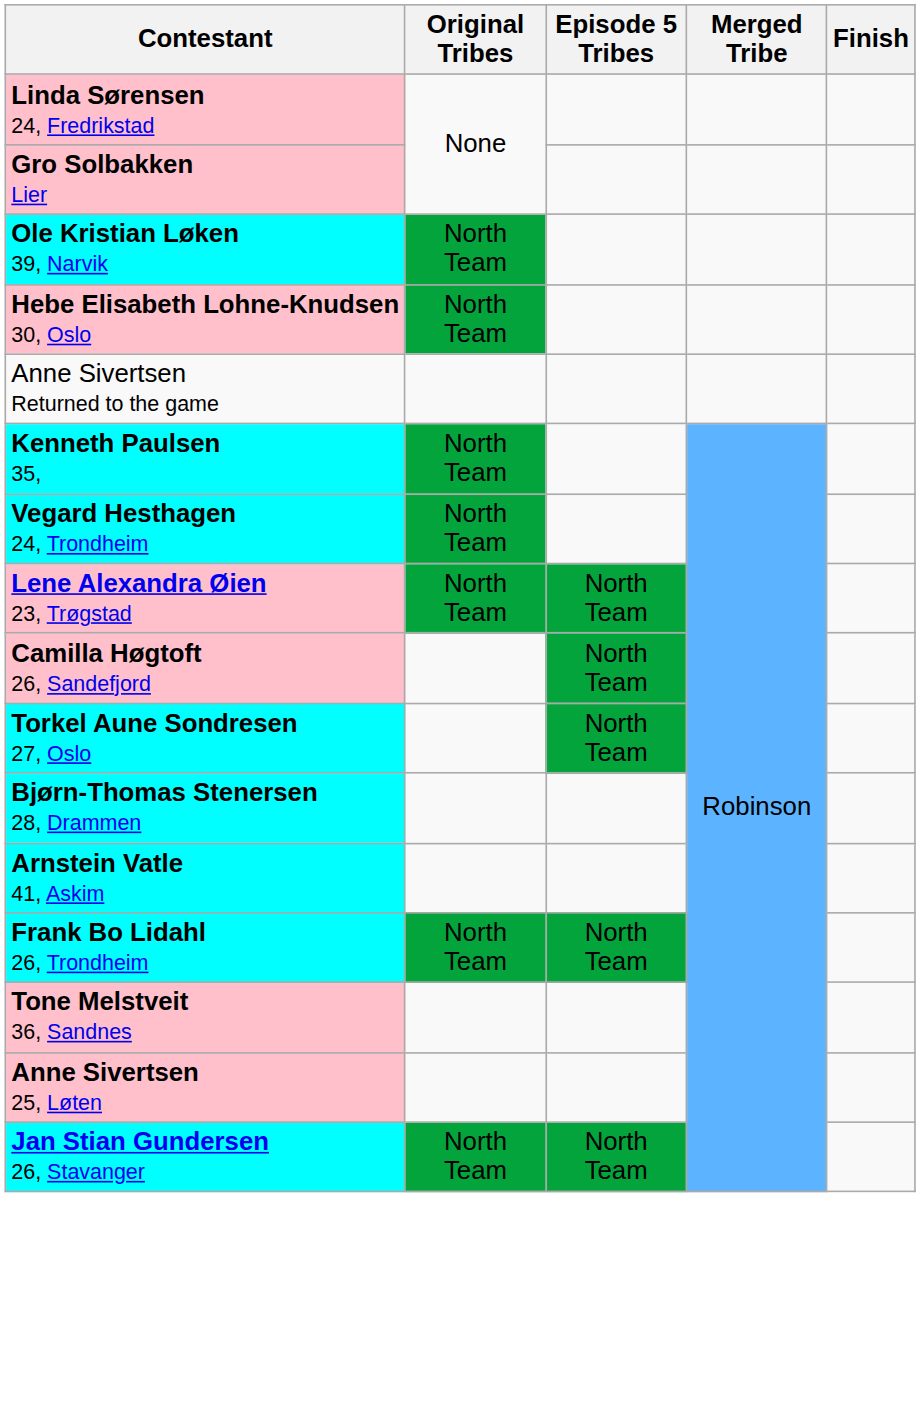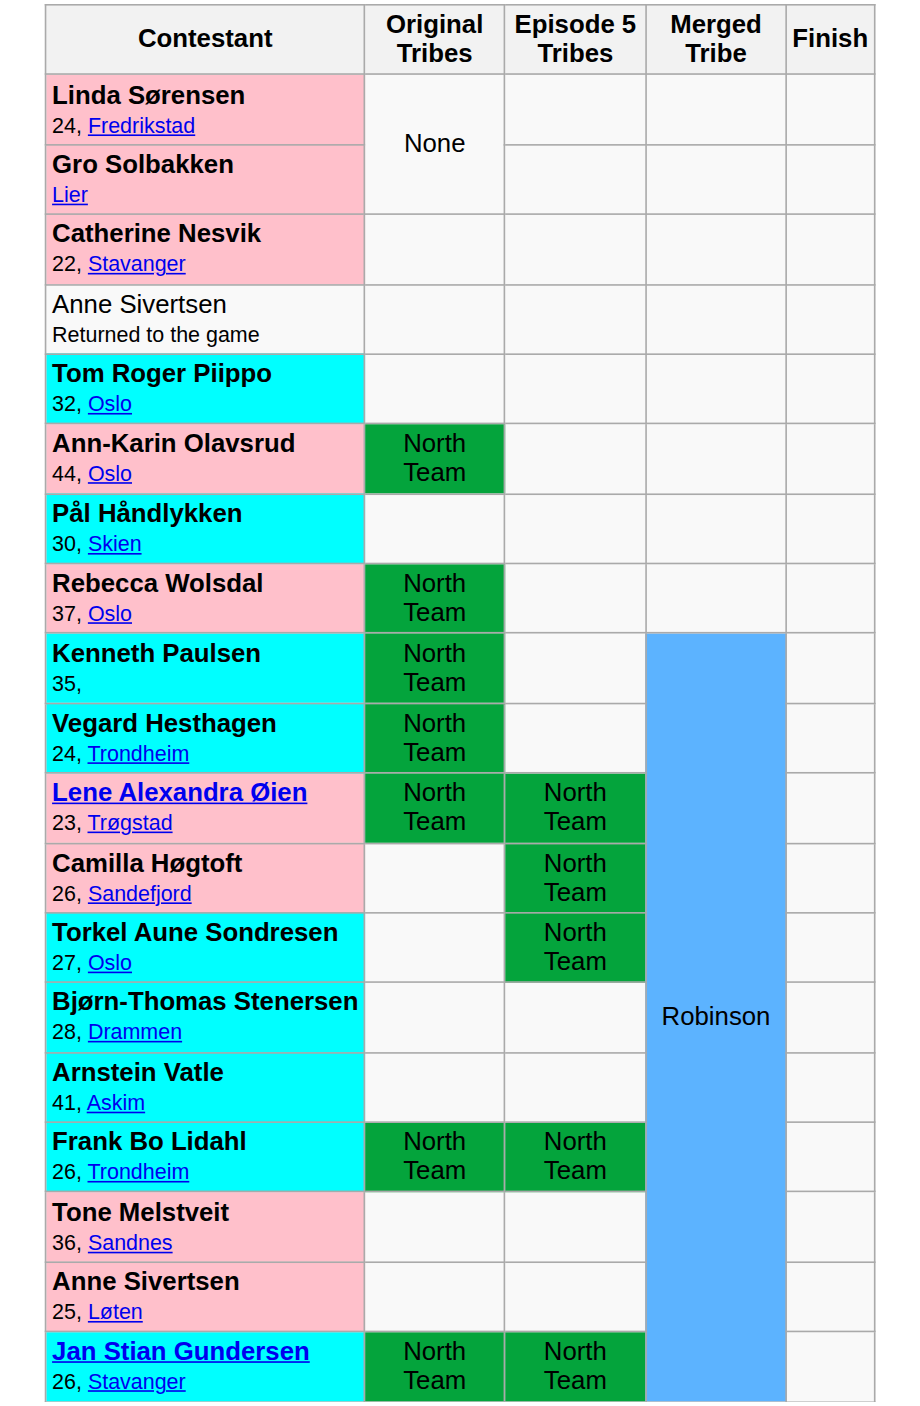- row: (125, 248)
- row: (205, 318)
+ row: (157, 248)
+ row: (162, 388)
+ row: (174, 458)
+ row: (147, 528)
+ row: (158, 598)
